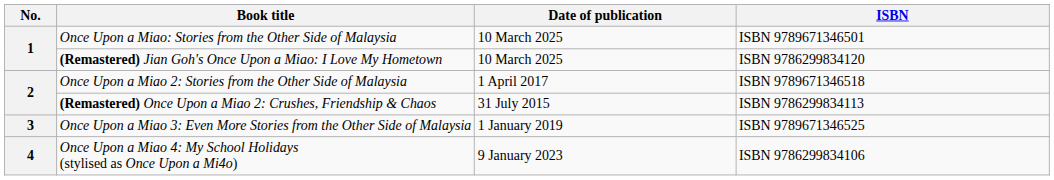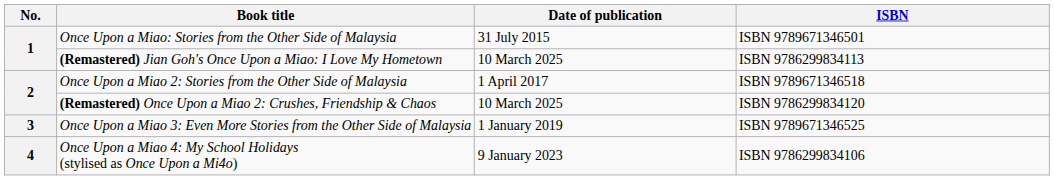(520, 37) 10 March 2025 -> (514, 37) 31 July 2015
(802, 59) ISBN 9786299834120 -> (801, 59) ISBN 9786299834113
(514, 103) 31 July 2015 -> (520, 103) 10 March 2025
(801, 103) ISBN 9786299834113 -> (802, 103) ISBN 9786299834120
